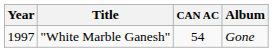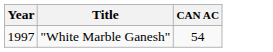- column: (245, 15)
